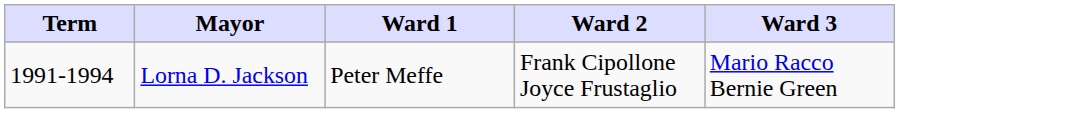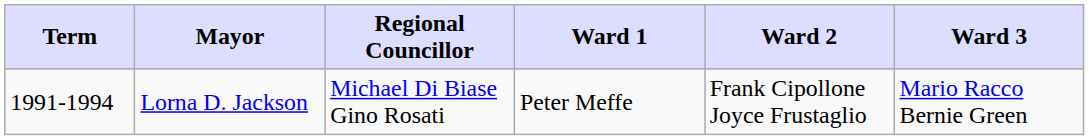+ column: (420, 36)
